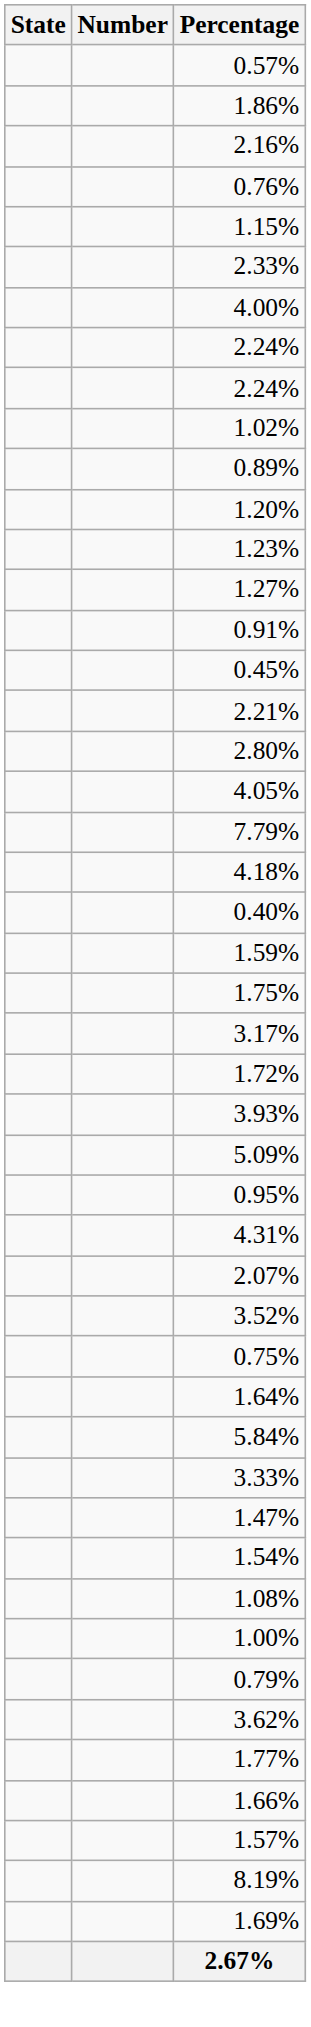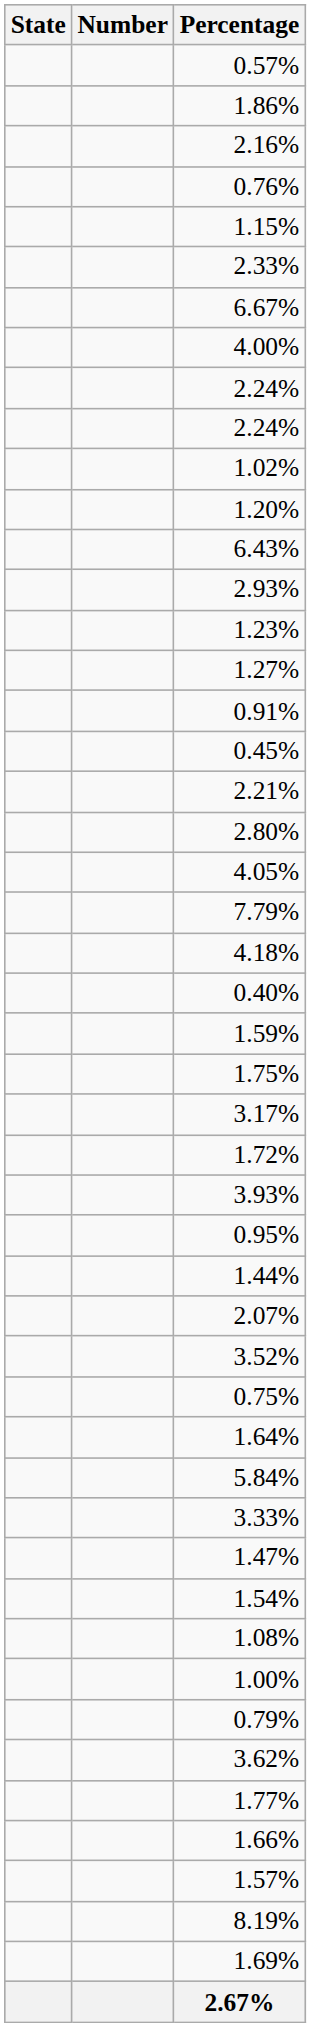+ row: (38, 307)
- row: (38, 469)
+ row: (38, 549)
+ row: (38, 590)
- row: (38, 1155)
- row: (38, 1235)
+ row: (38, 1276)
